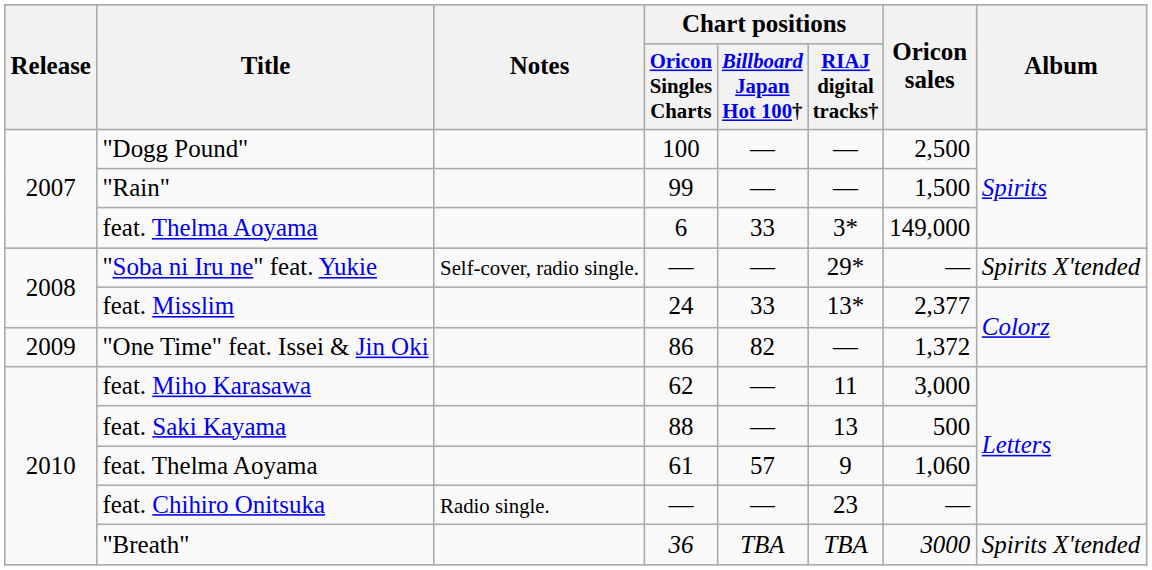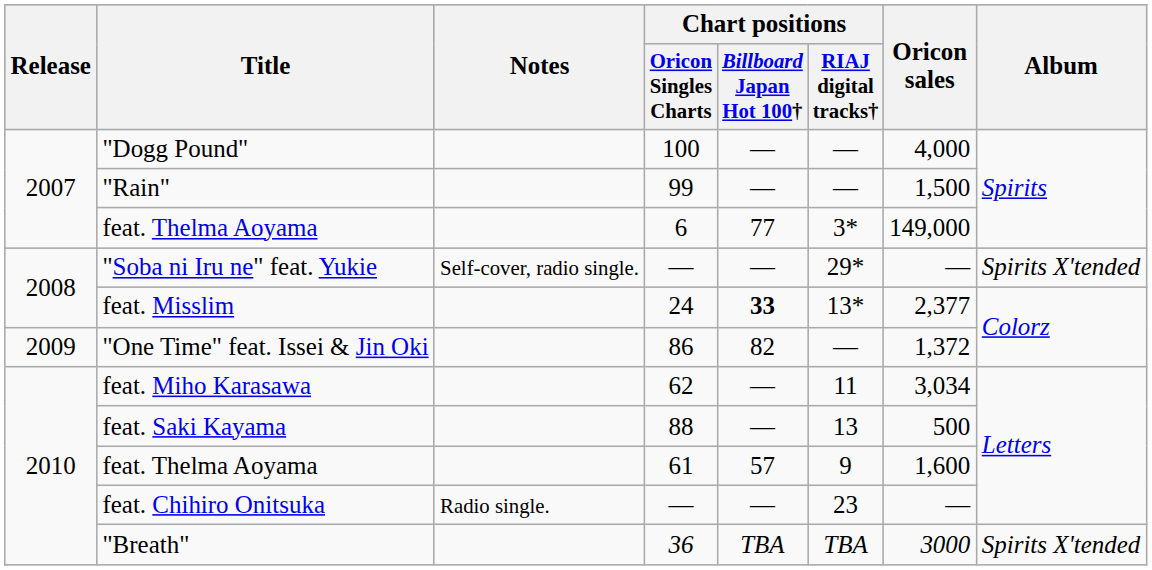(942, 148) 2,500 -> (942, 148) 4,000
(762, 227) 33 -> (762, 227) 77
(762, 306) normal -> (762, 306) bold
(942, 386) 3,000 -> (942, 386) 3,034
(942, 465) 1,060 -> (942, 465) 1,600
